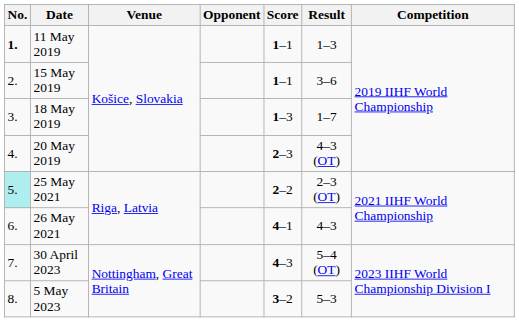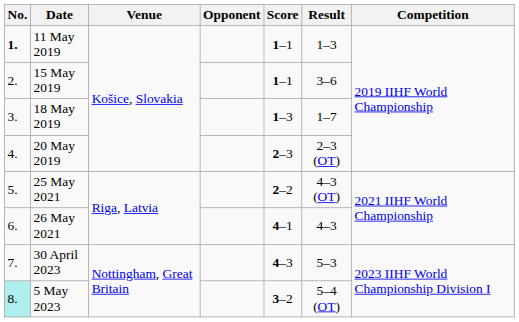(327, 153) 4–3 (OT) -> (327, 153) 2–3 (OT)
(13, 189) paleturquoise background -> (13, 189) no background
(327, 189) 2–3 (OT) -> (327, 189) 4–3 (OT)
(327, 262) 5–4 (OT) -> (327, 262) 5–3
(13, 299) no background -> (13, 299) paleturquoise background
(327, 299) 5–3 -> (327, 299) 5–4 (OT)
